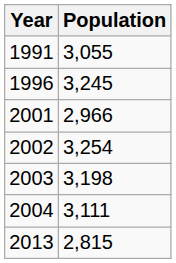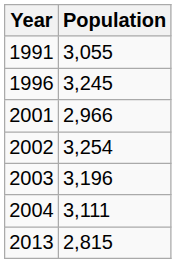(88, 178) 3,198 -> (88, 178) 3,196
